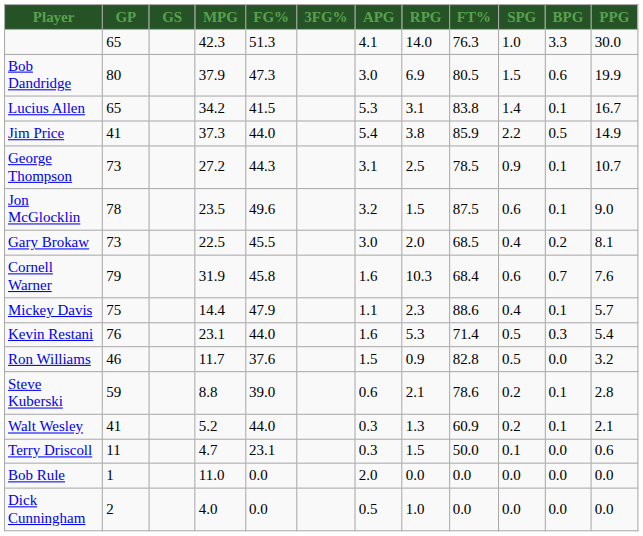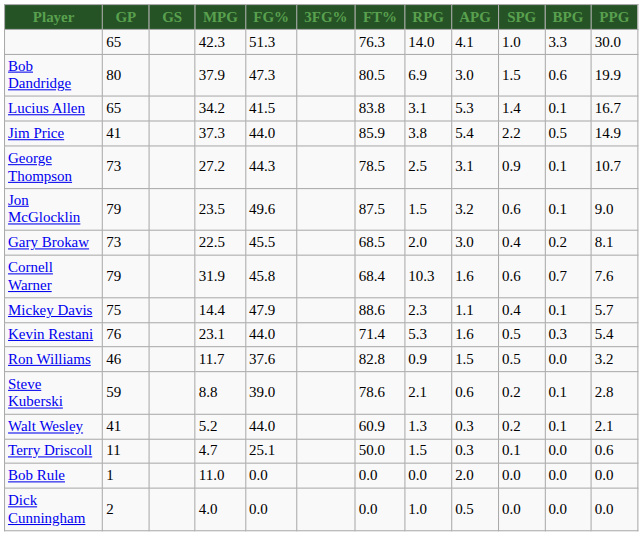columns swapped: (474, 17) <-> (379, 17)
(114, 209) 78 -> (114, 209) 79
(262, 451) 23.1 -> (262, 451) 25.1
